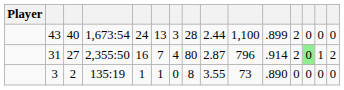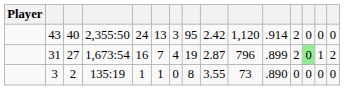(107, 34) 1,673:54 -> (107, 34) 2,355:50
(191, 34) 28 -> (191, 34) 95
(214, 34) 2.44 -> (214, 34) 2.42
(245, 34) 1,100 -> (245, 34) 1,120
(276, 34) .899 -> (276, 34) .914
(107, 54) 2,355:50 -> (107, 54) 1,673:54
(191, 54) 80 -> (191, 54) 19
(276, 54) .914 -> (276, 54) .899
